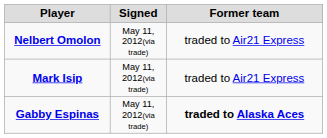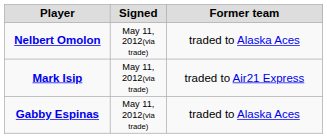(244, 41) traded to Air21 Express -> (244, 41) traded to Alaska Aces
(244, 114) bold -> (244, 114) normal
